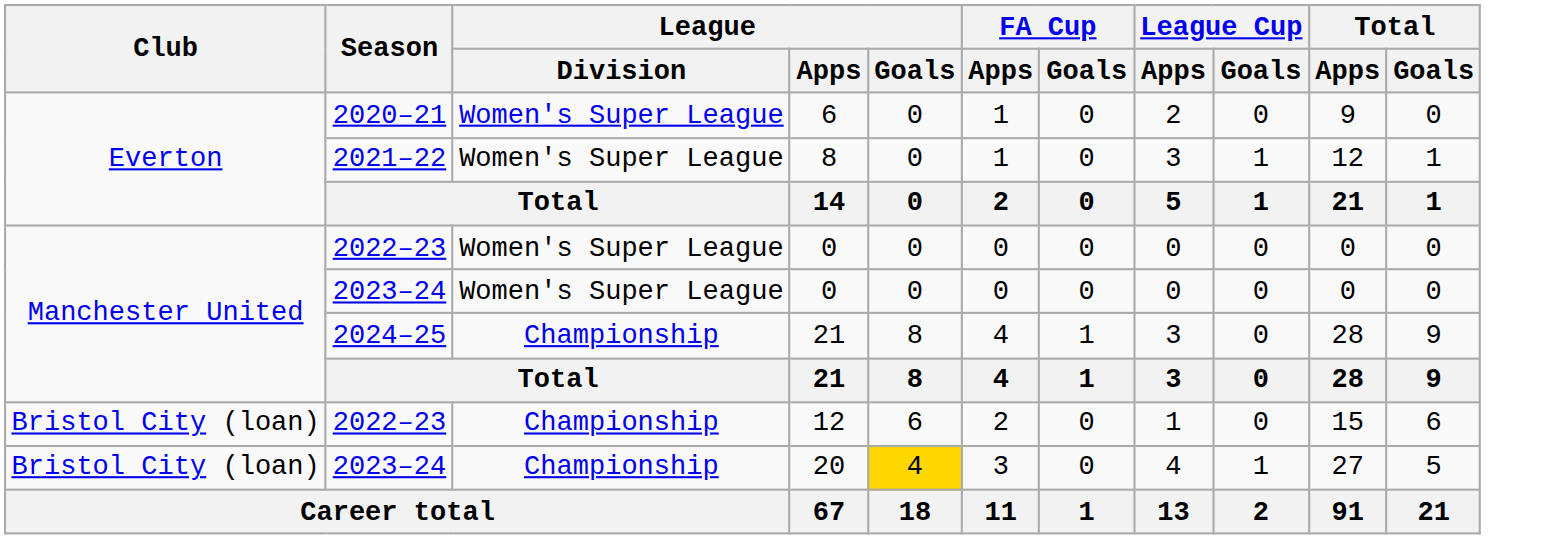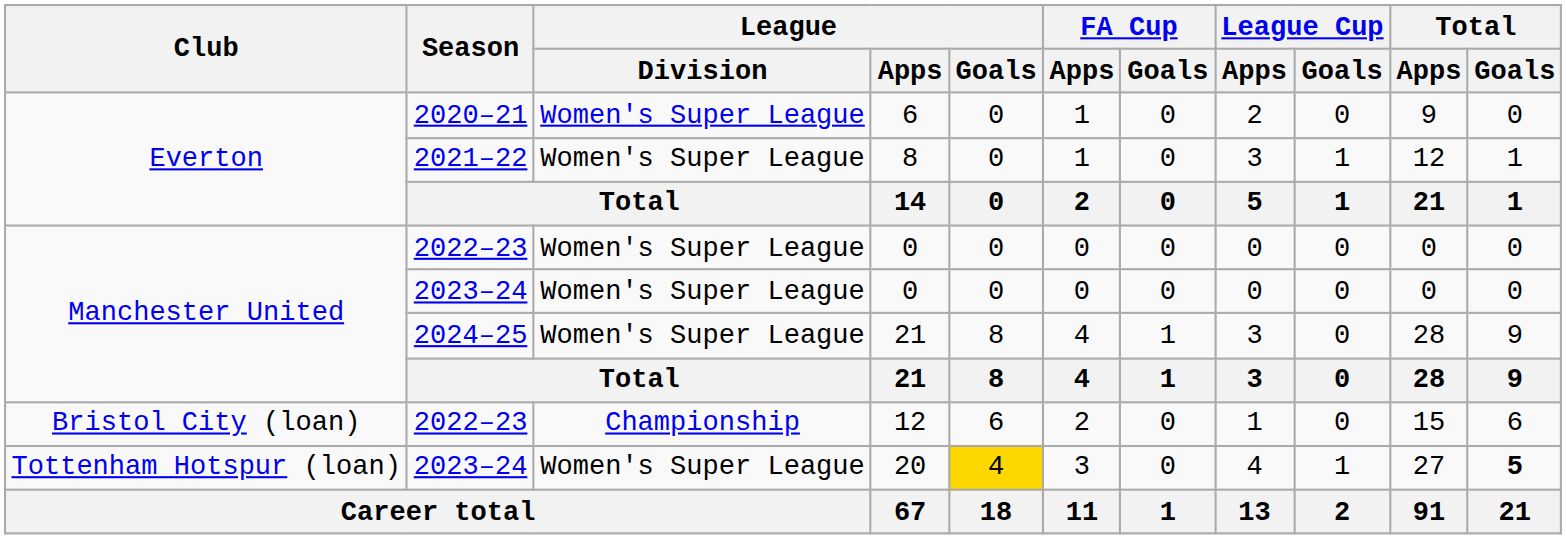(621, 336) Championship -> (703, 336) Women's Super League
(166, 468) Bristol City (loan) -> (206, 468) Tottenham Hotspur (loan)
(621, 468) Championship -> (703, 468) Women's Super League
(1434, 468) normal -> (1515, 468) bold
